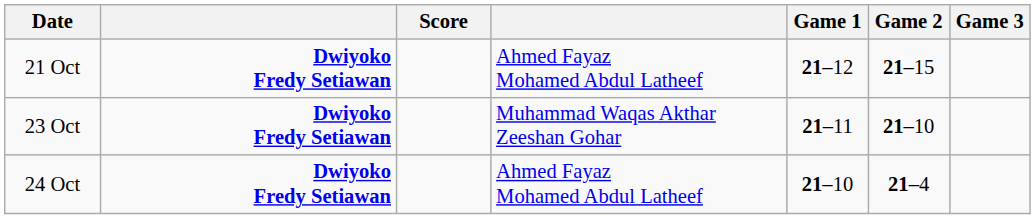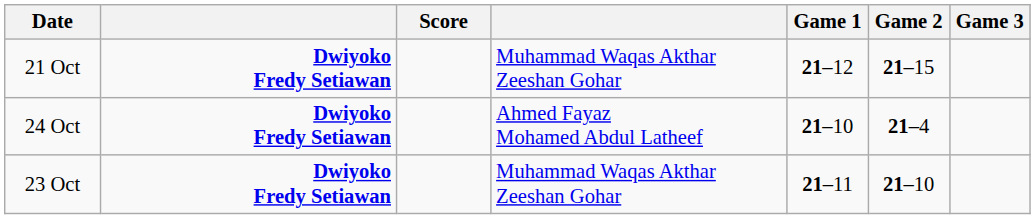(600, 67) Ahmed Fayaz Mohamed Abdul Latheef -> (606, 67) Muhammad Waqas Akthar Zeeshan Gohar
rows swapped: (52, 126) <-> (52, 184)
